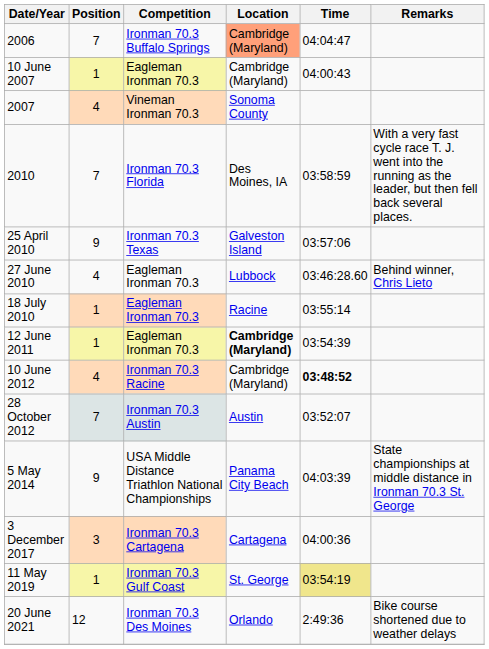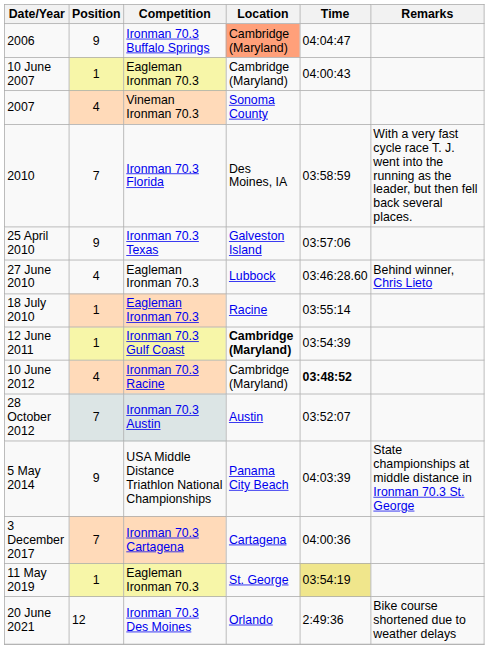(96, 40) 7 -> (96, 40) 9
(163, 343) Eagleman Ironman 70.3 -> (163, 343) Ironman 70.3 Gulf Coast
(96, 539) 3 -> (96, 539) 7
(163, 580) Ironman 70.3 Gulf Coast -> (163, 580) Eagleman Ironman 70.3
